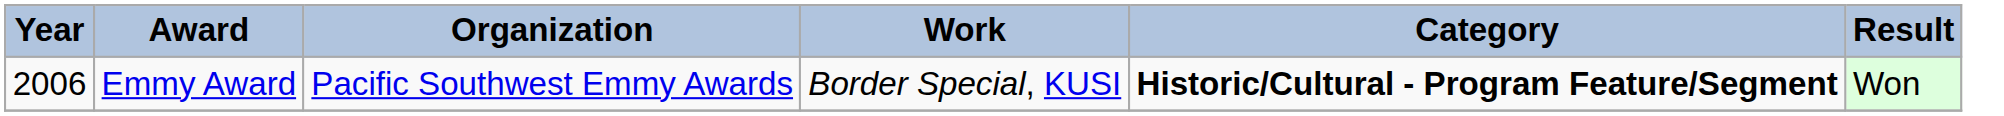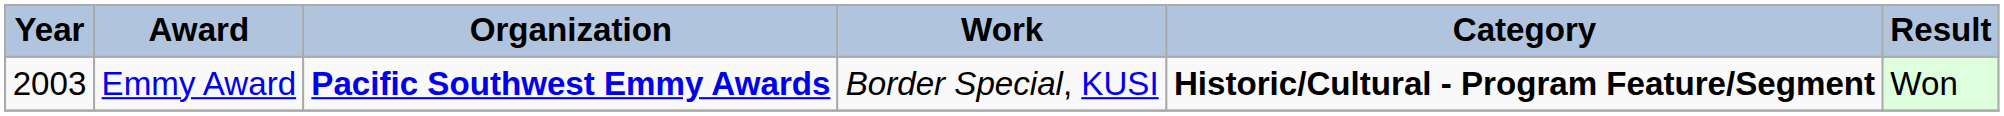(50, 83) 2006 -> (50, 83) 2003
(552, 83) normal -> (571, 83) bold
